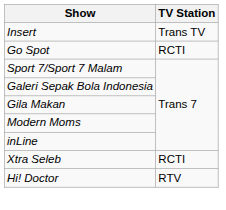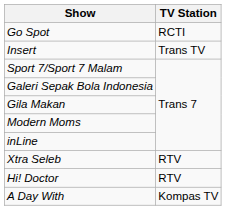rows swapped: (28, 50) <-> (21, 31)
(172, 159) RCTI -> (170, 159) RTV
+ row: (36, 196)
